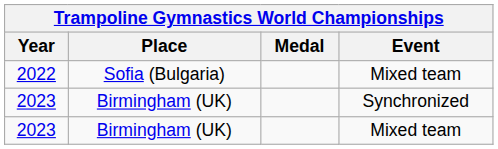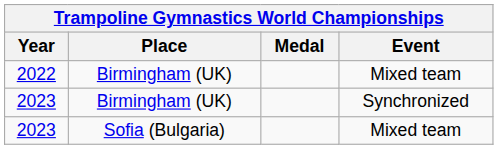(164, 74) Sofia (Bulgaria) -> (164, 74) Birmingham (UK)
(164, 130) Birmingham (UK) -> (164, 130) Sofia (Bulgaria)
